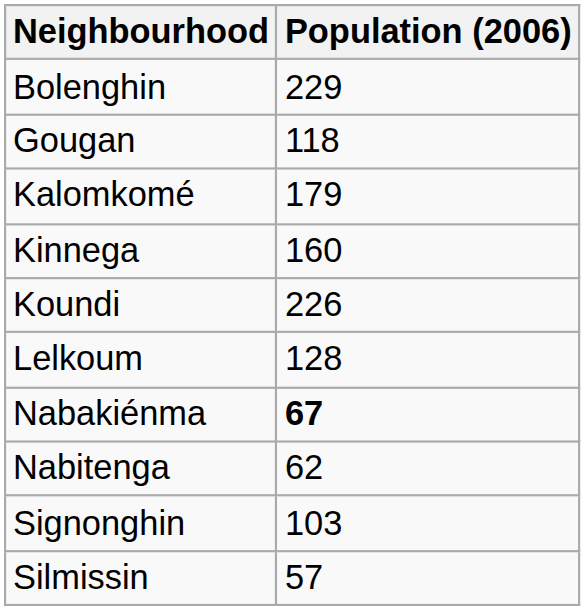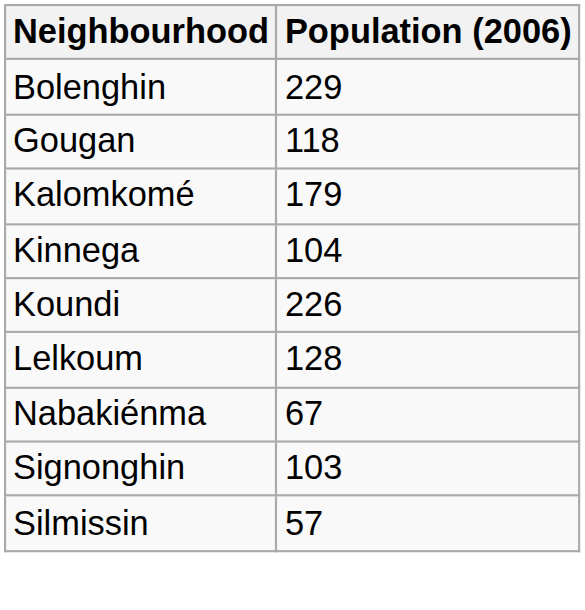(314, 250) 160 -> (314, 250) 104
(304, 413) bold -> (304, 413) normal
- row: (91, 468)
